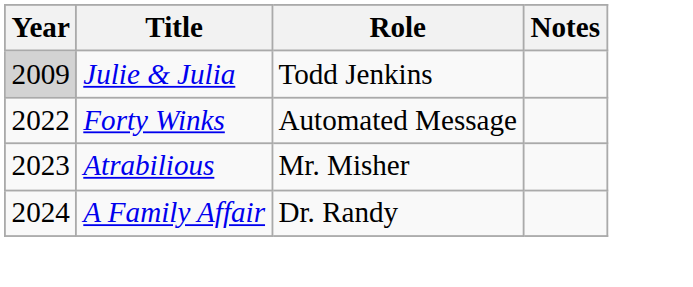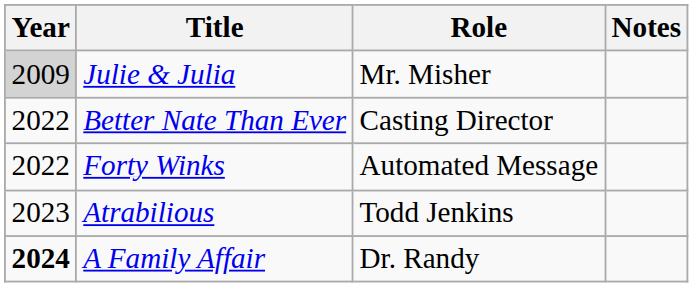(355, 73) Todd Jenkins -> (425, 73) Mr. Misher
+ row: (215, 119)
(344, 166) Mr. Misher -> (437, 212) Todd Jenkins
(41, 212) normal -> (41, 258) bold
